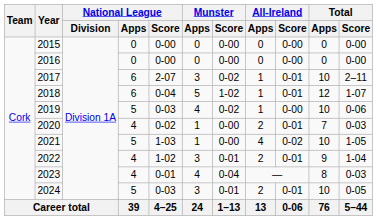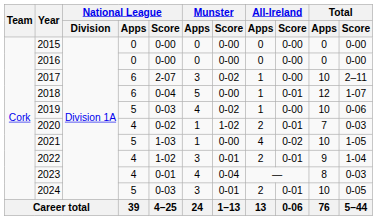(292, 77) 0-01 -> (292, 77) 0-00
(229, 93) 1-02 -> (229, 93) 0-00
(229, 126) 0-00 -> (229, 126) 1-02
